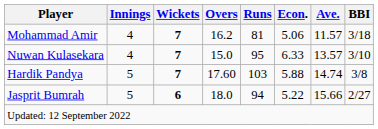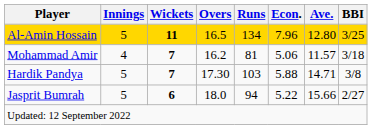+ row: (52, 34)
- row: (56, 54)
(222, 74) 17.60 -> (215, 74) 17.30
(328, 74) 14.74 -> (322, 74) 14.71
